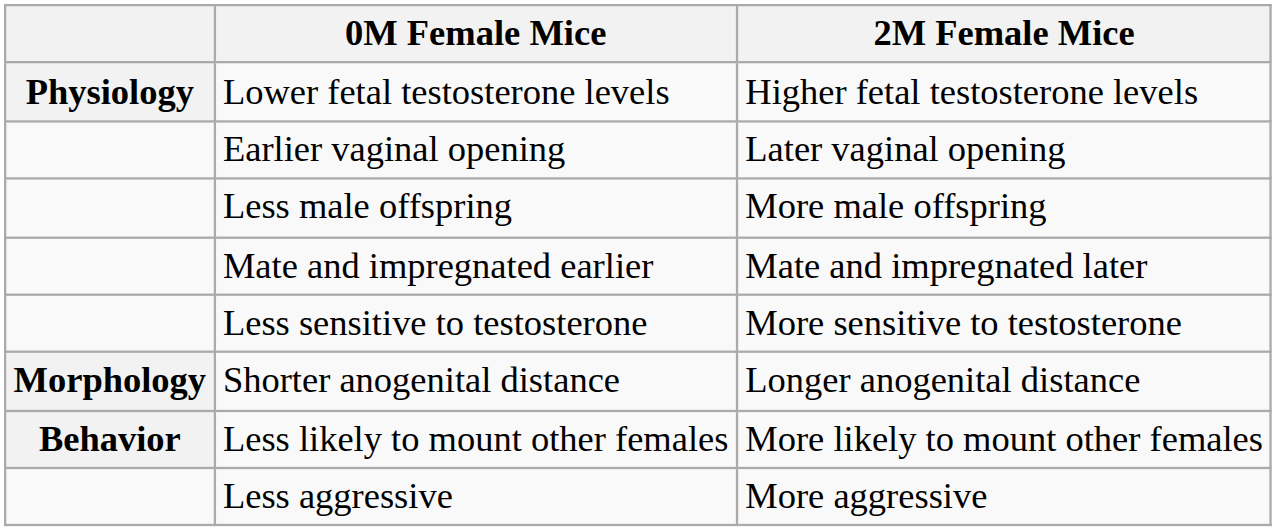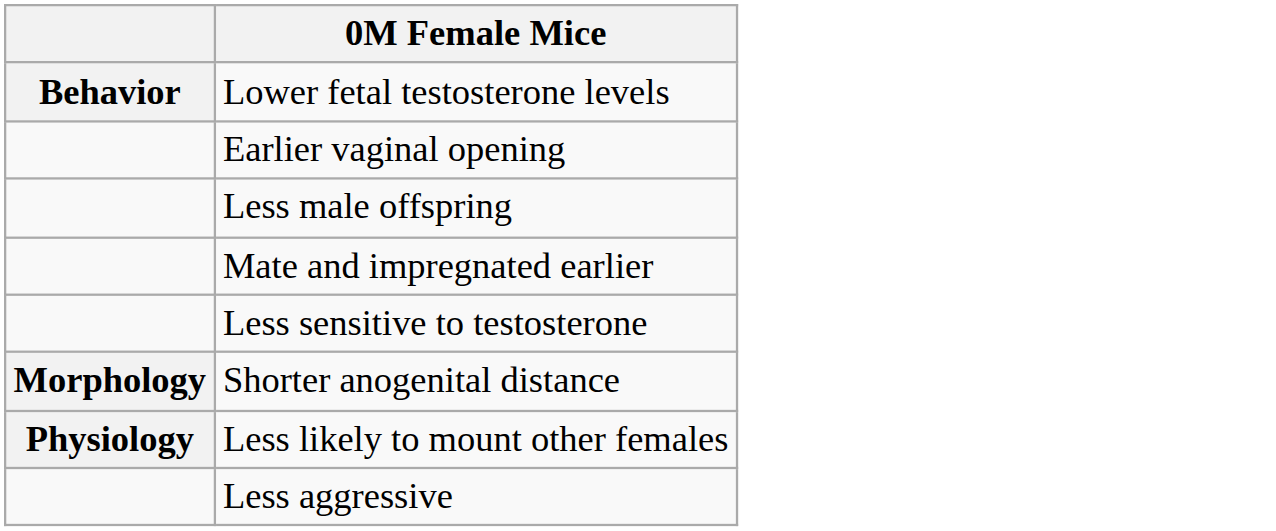- column: (1004, 33)
(110, 91) Physiology -> (110, 91) Behavior
(110, 438) Behavior -> (110, 438) Physiology
